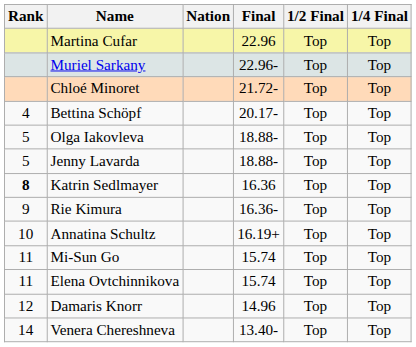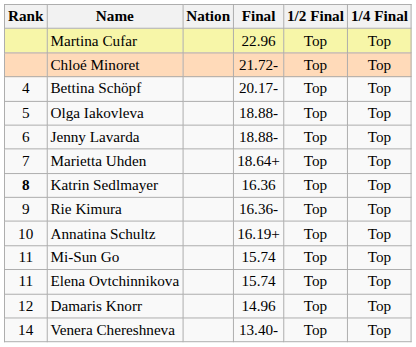- row: (98, 64)
(26, 161) 5 -> (26, 137) 6
+ row: (98, 161)
